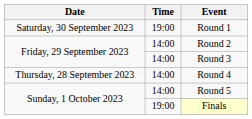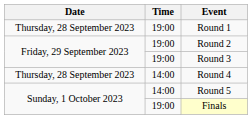(75, 28) Saturday, 30 September 2023 -> (75, 28) Thursday, 28 September 2023
(163, 43) 14:00 -> (163, 43) 19:00
(163, 59) 14:00 -> (163, 59) 19:00
